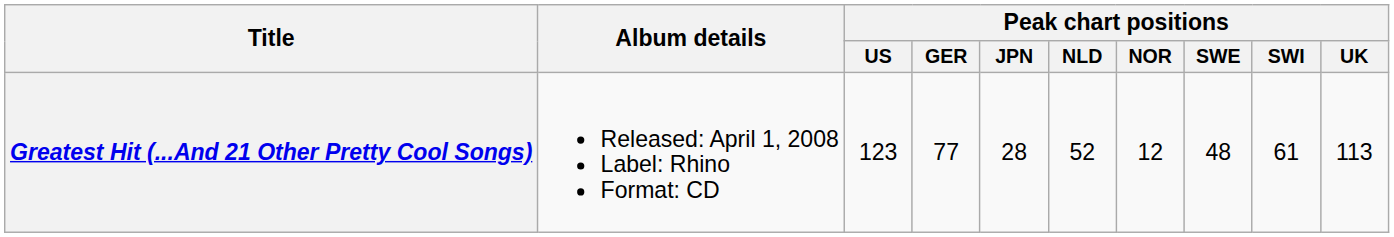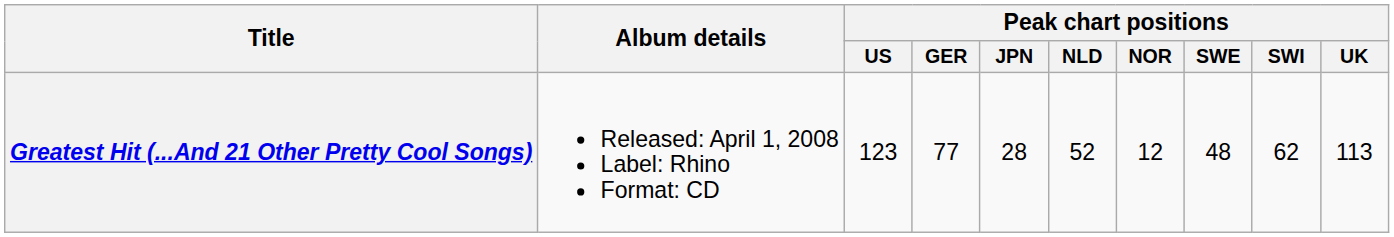(1286, 152) 61 -> (1286, 152) 62
